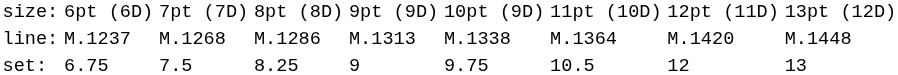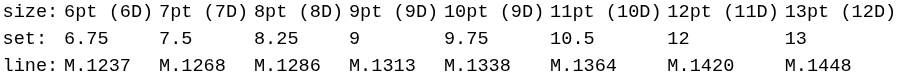rows swapped: (25, 66) <-> (30, 39)
